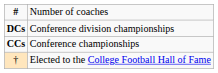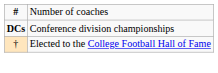- row: (16, 44)
